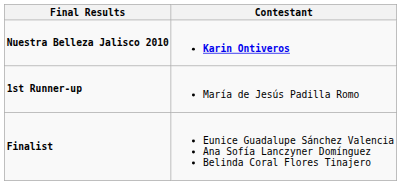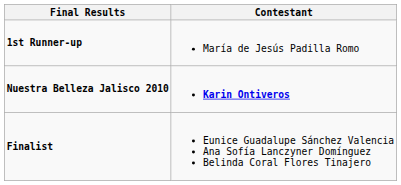rows swapped: (88, 43) <-> (44, 89)
